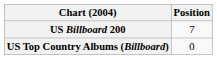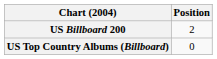(192, 29) 7 -> (192, 29) 2
